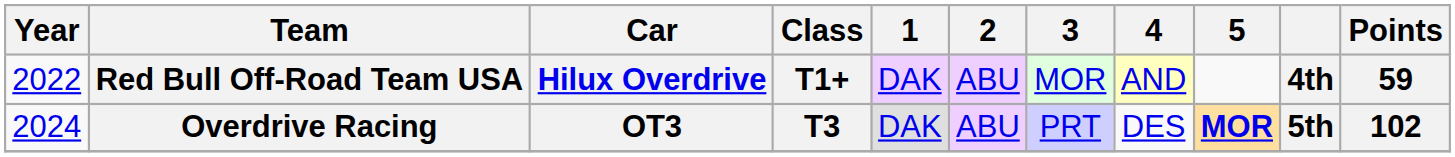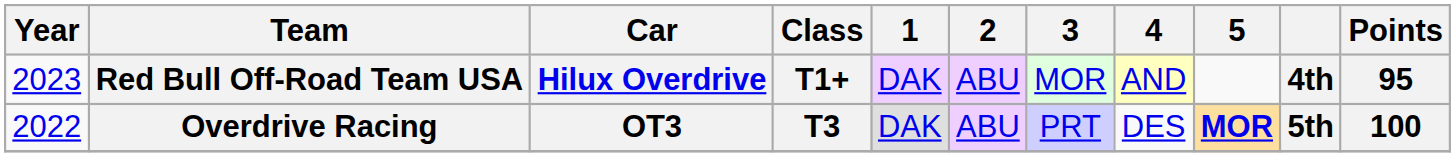(47, 79) 2022 -> (47, 79) 2023
(1396, 79) 59 -> (1396, 79) 95
(47, 128) 2024 -> (47, 128) 2022
(1396, 128) 102 -> (1396, 128) 100
